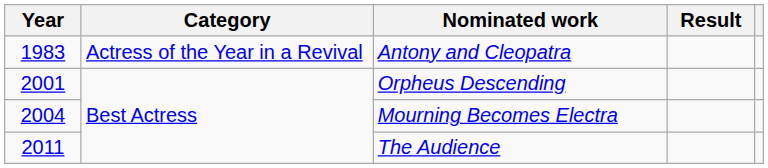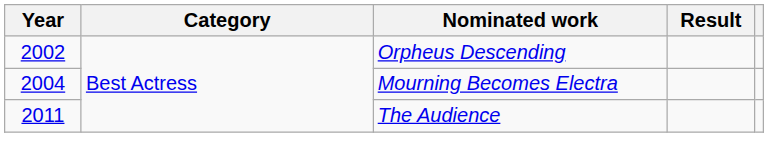- row: (474, 52)
(43, 83) 2001 -> (43, 52) 2002
